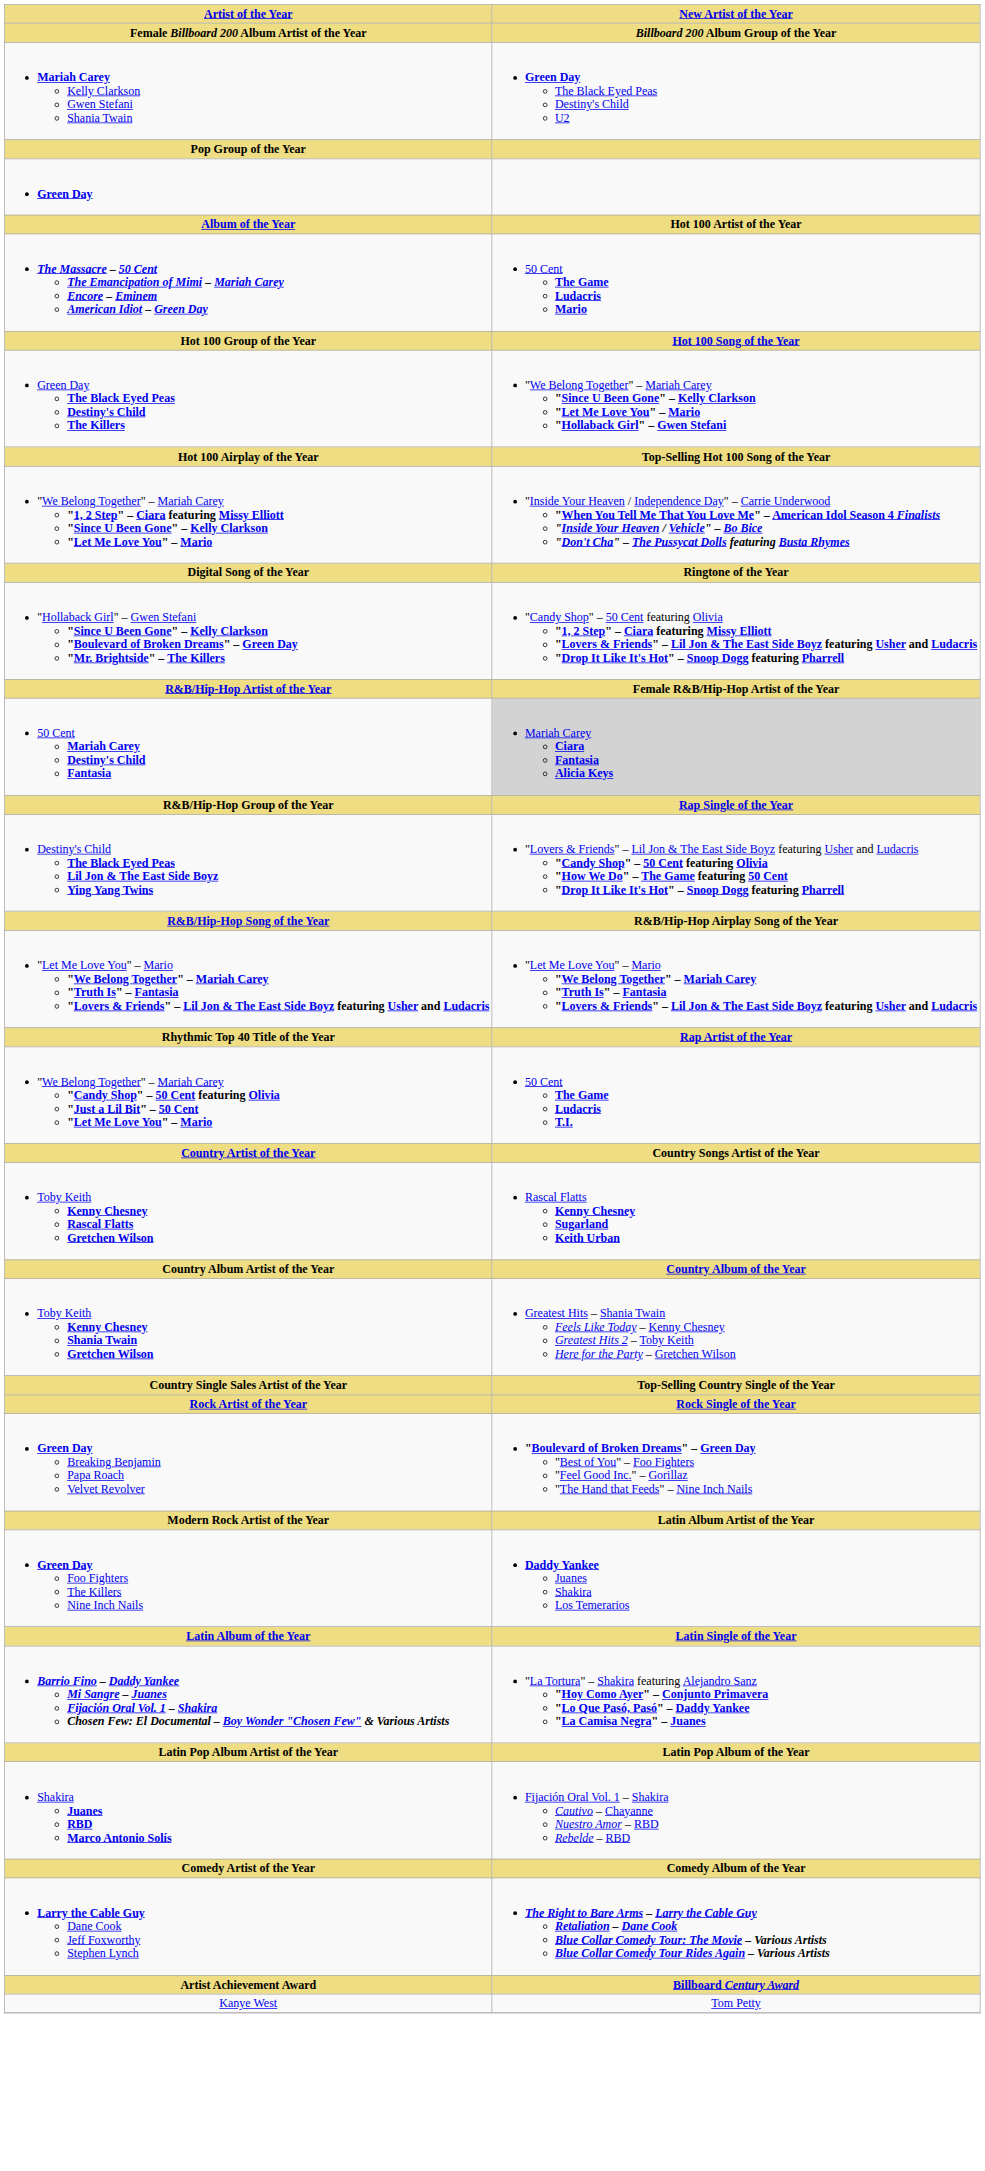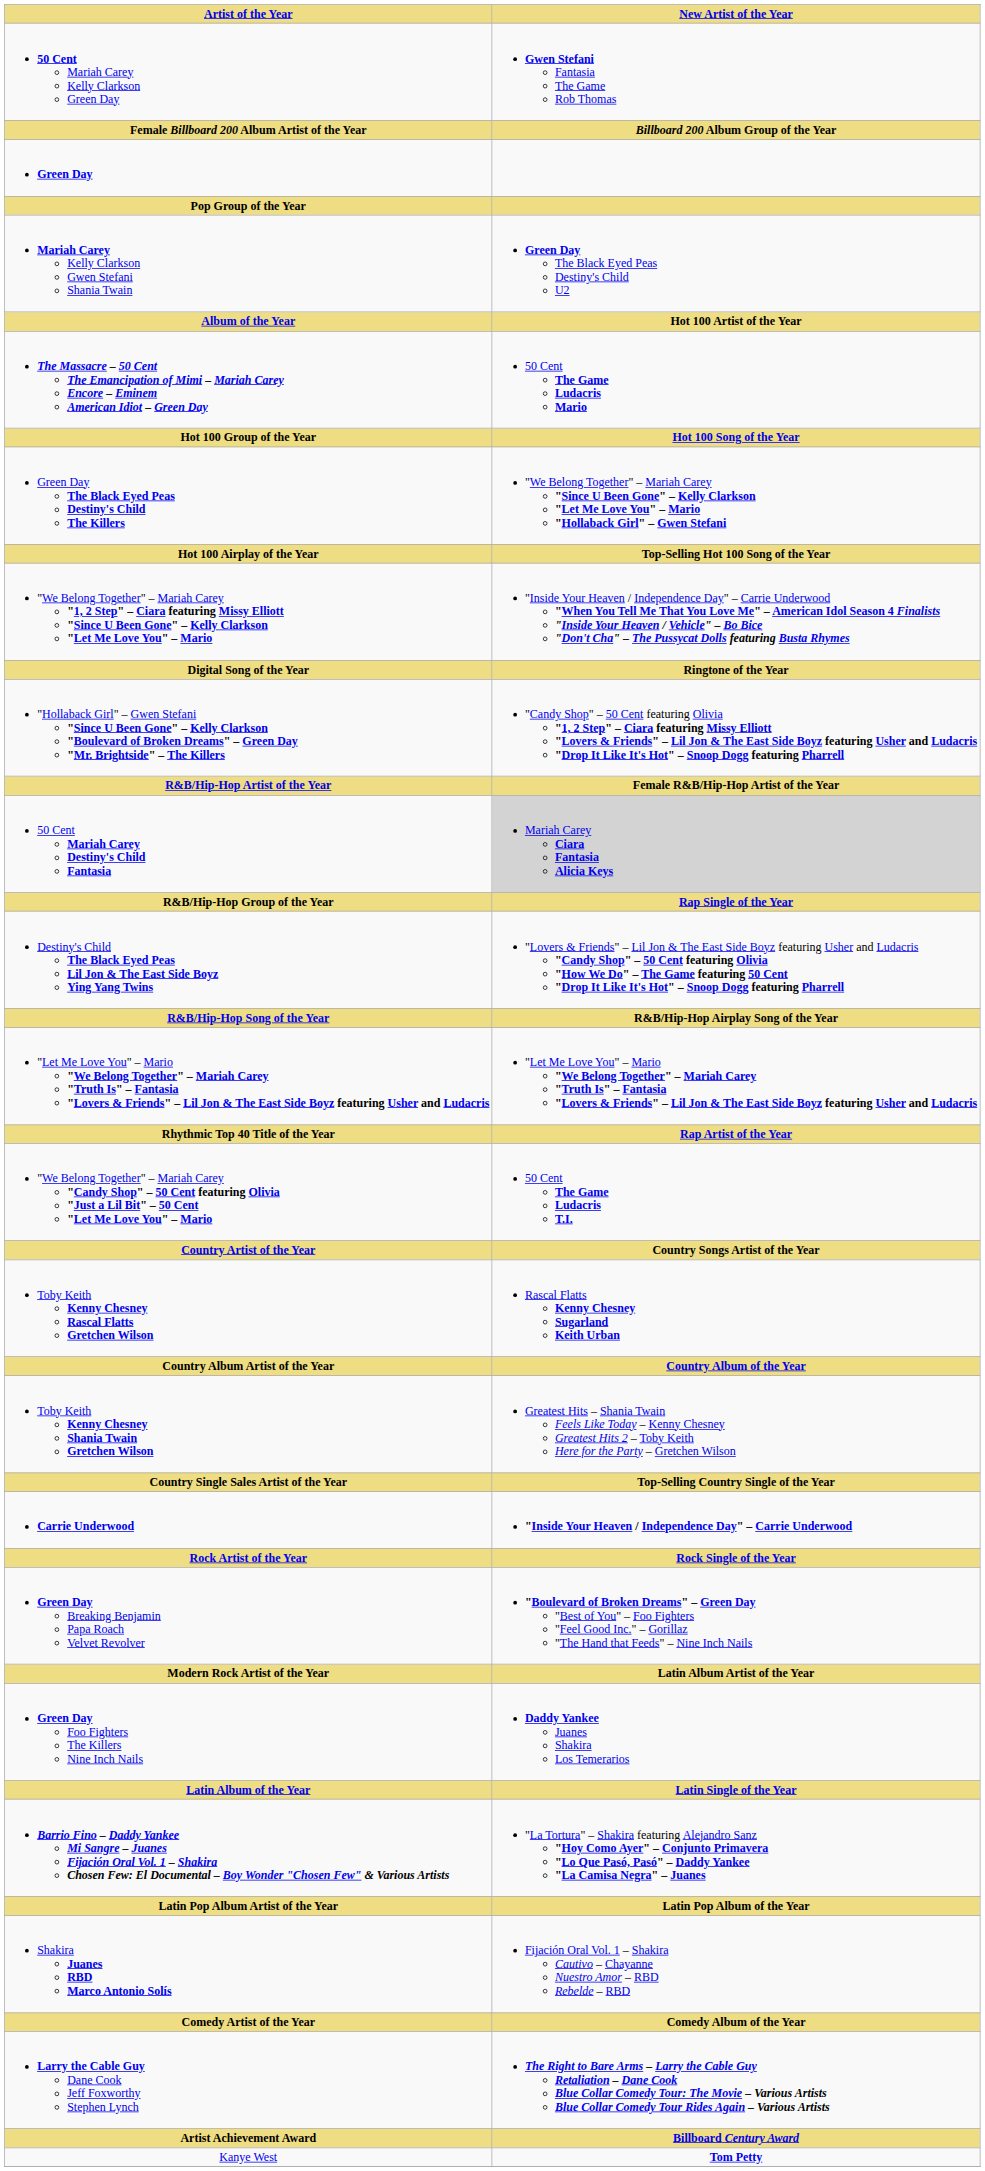+ row: (248, 79)
rows swapped: (248, 98) <-> (248, 194)
+ row: (248, 1527)
(736, 2003) normal -> (736, 2157) bold
